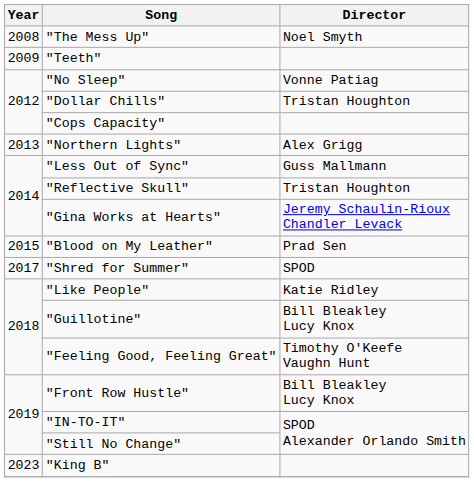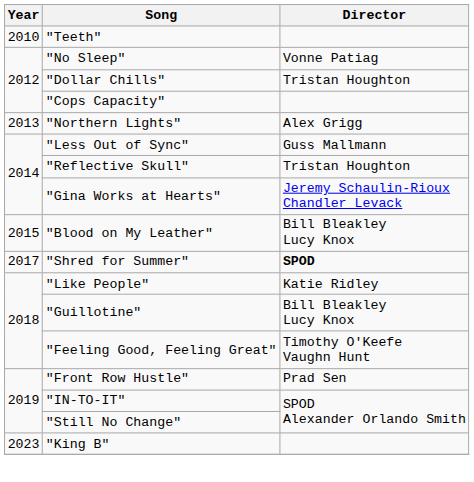- row: (98, 37)
(24, 59) 2009 -> (24, 37) 2010
(315, 247) Prad Sen -> (335, 233) Bill Bleakley Lucy Knox
(299, 268) normal -> (299, 262) bold
(335, 393) Bill Bleakley Lucy Knox -> (315, 379) Prad Sen
